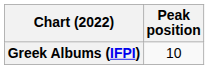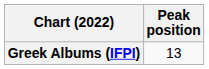(174, 53) 10 -> (174, 53) 13
